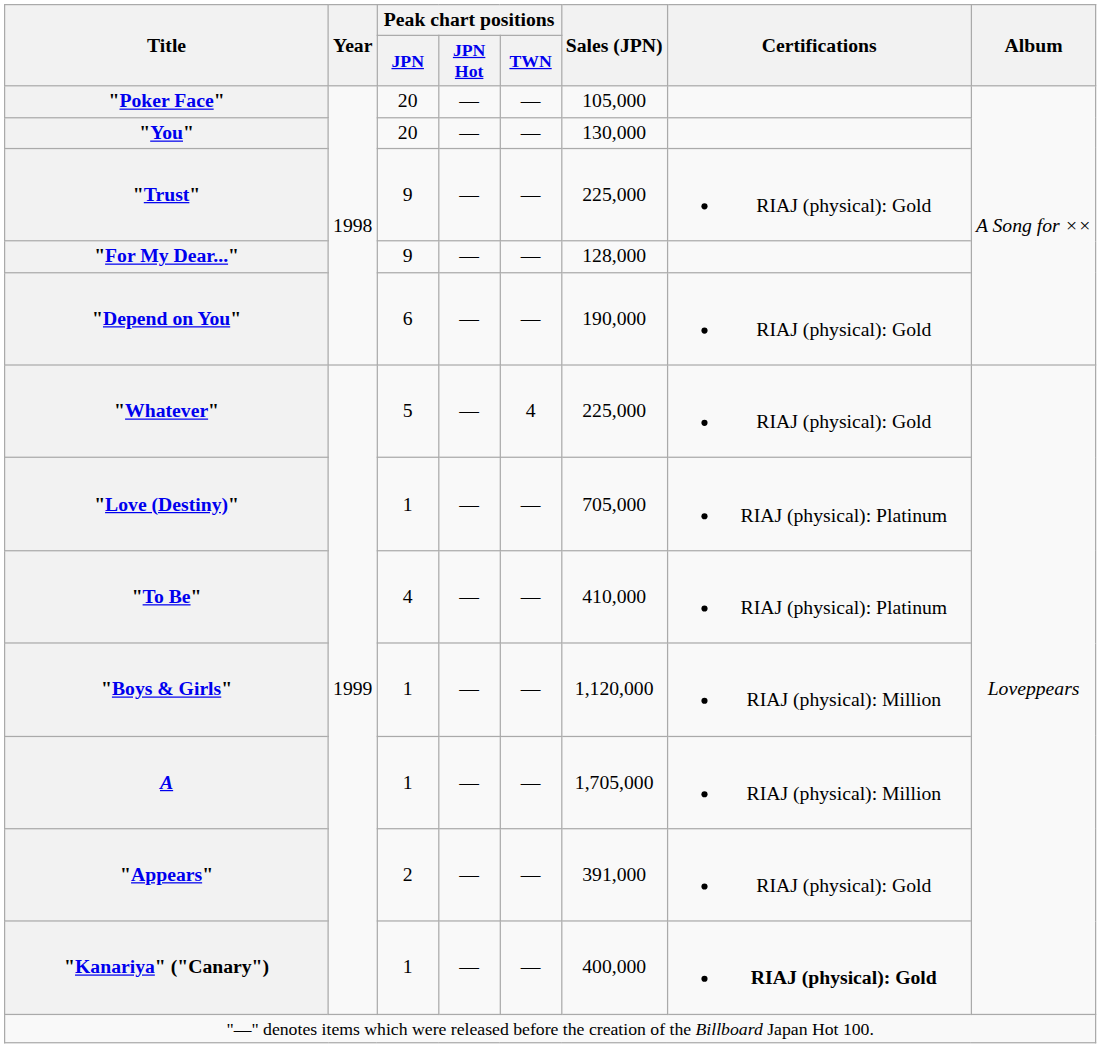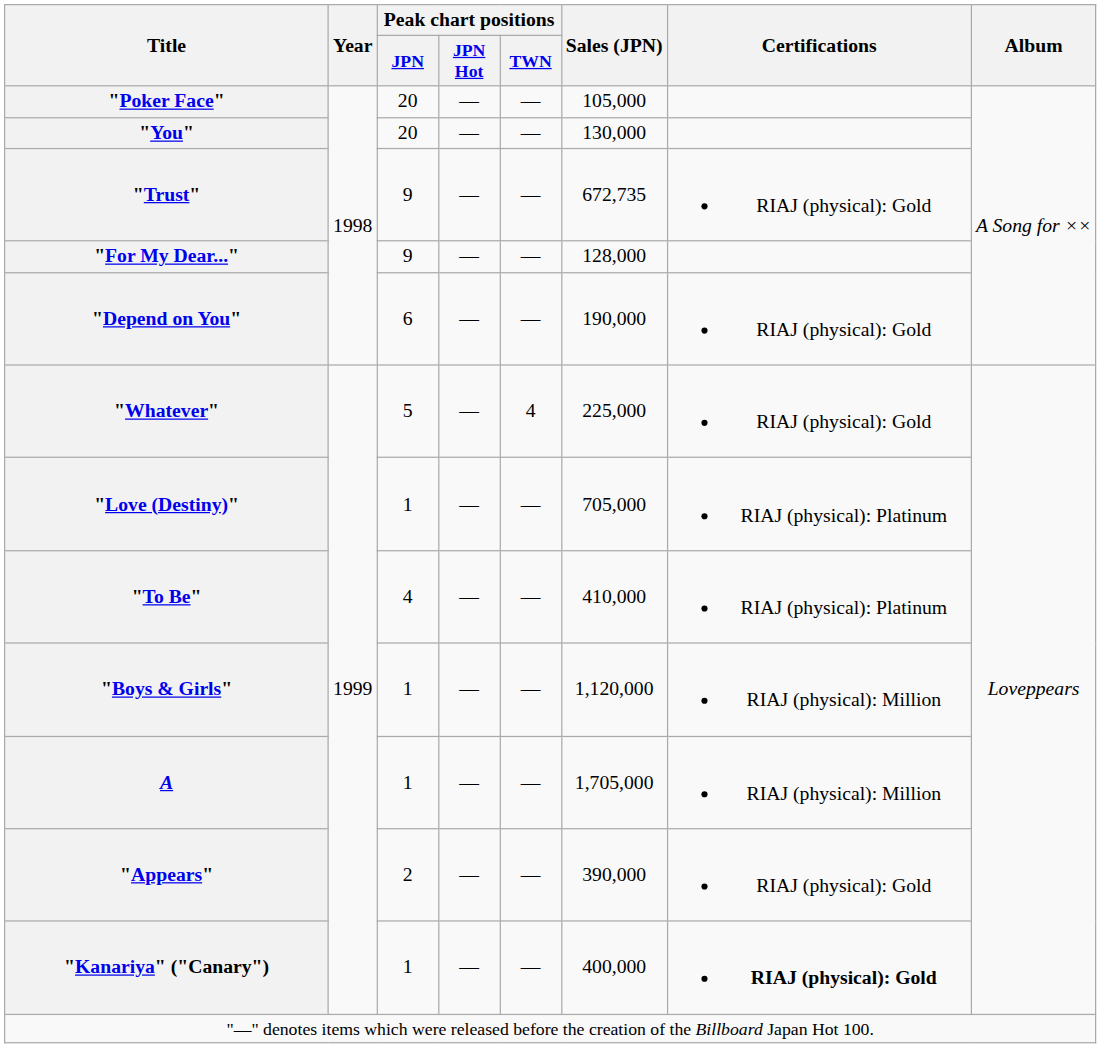(614, 194) 225,000 -> (614, 194) 672,735
(614, 874) 391,000 -> (614, 874) 390,000
